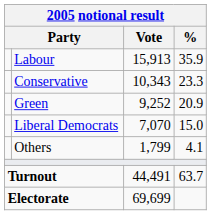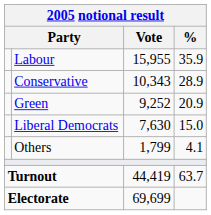(152, 59) 15,913 -> (152, 59) 15,955
(191, 81) 23.3 -> (191, 81) 28.9
(155, 125) 7,070 -> (155, 125) 7,630
(152, 176) 44,491 -> (152, 176) 44,419
